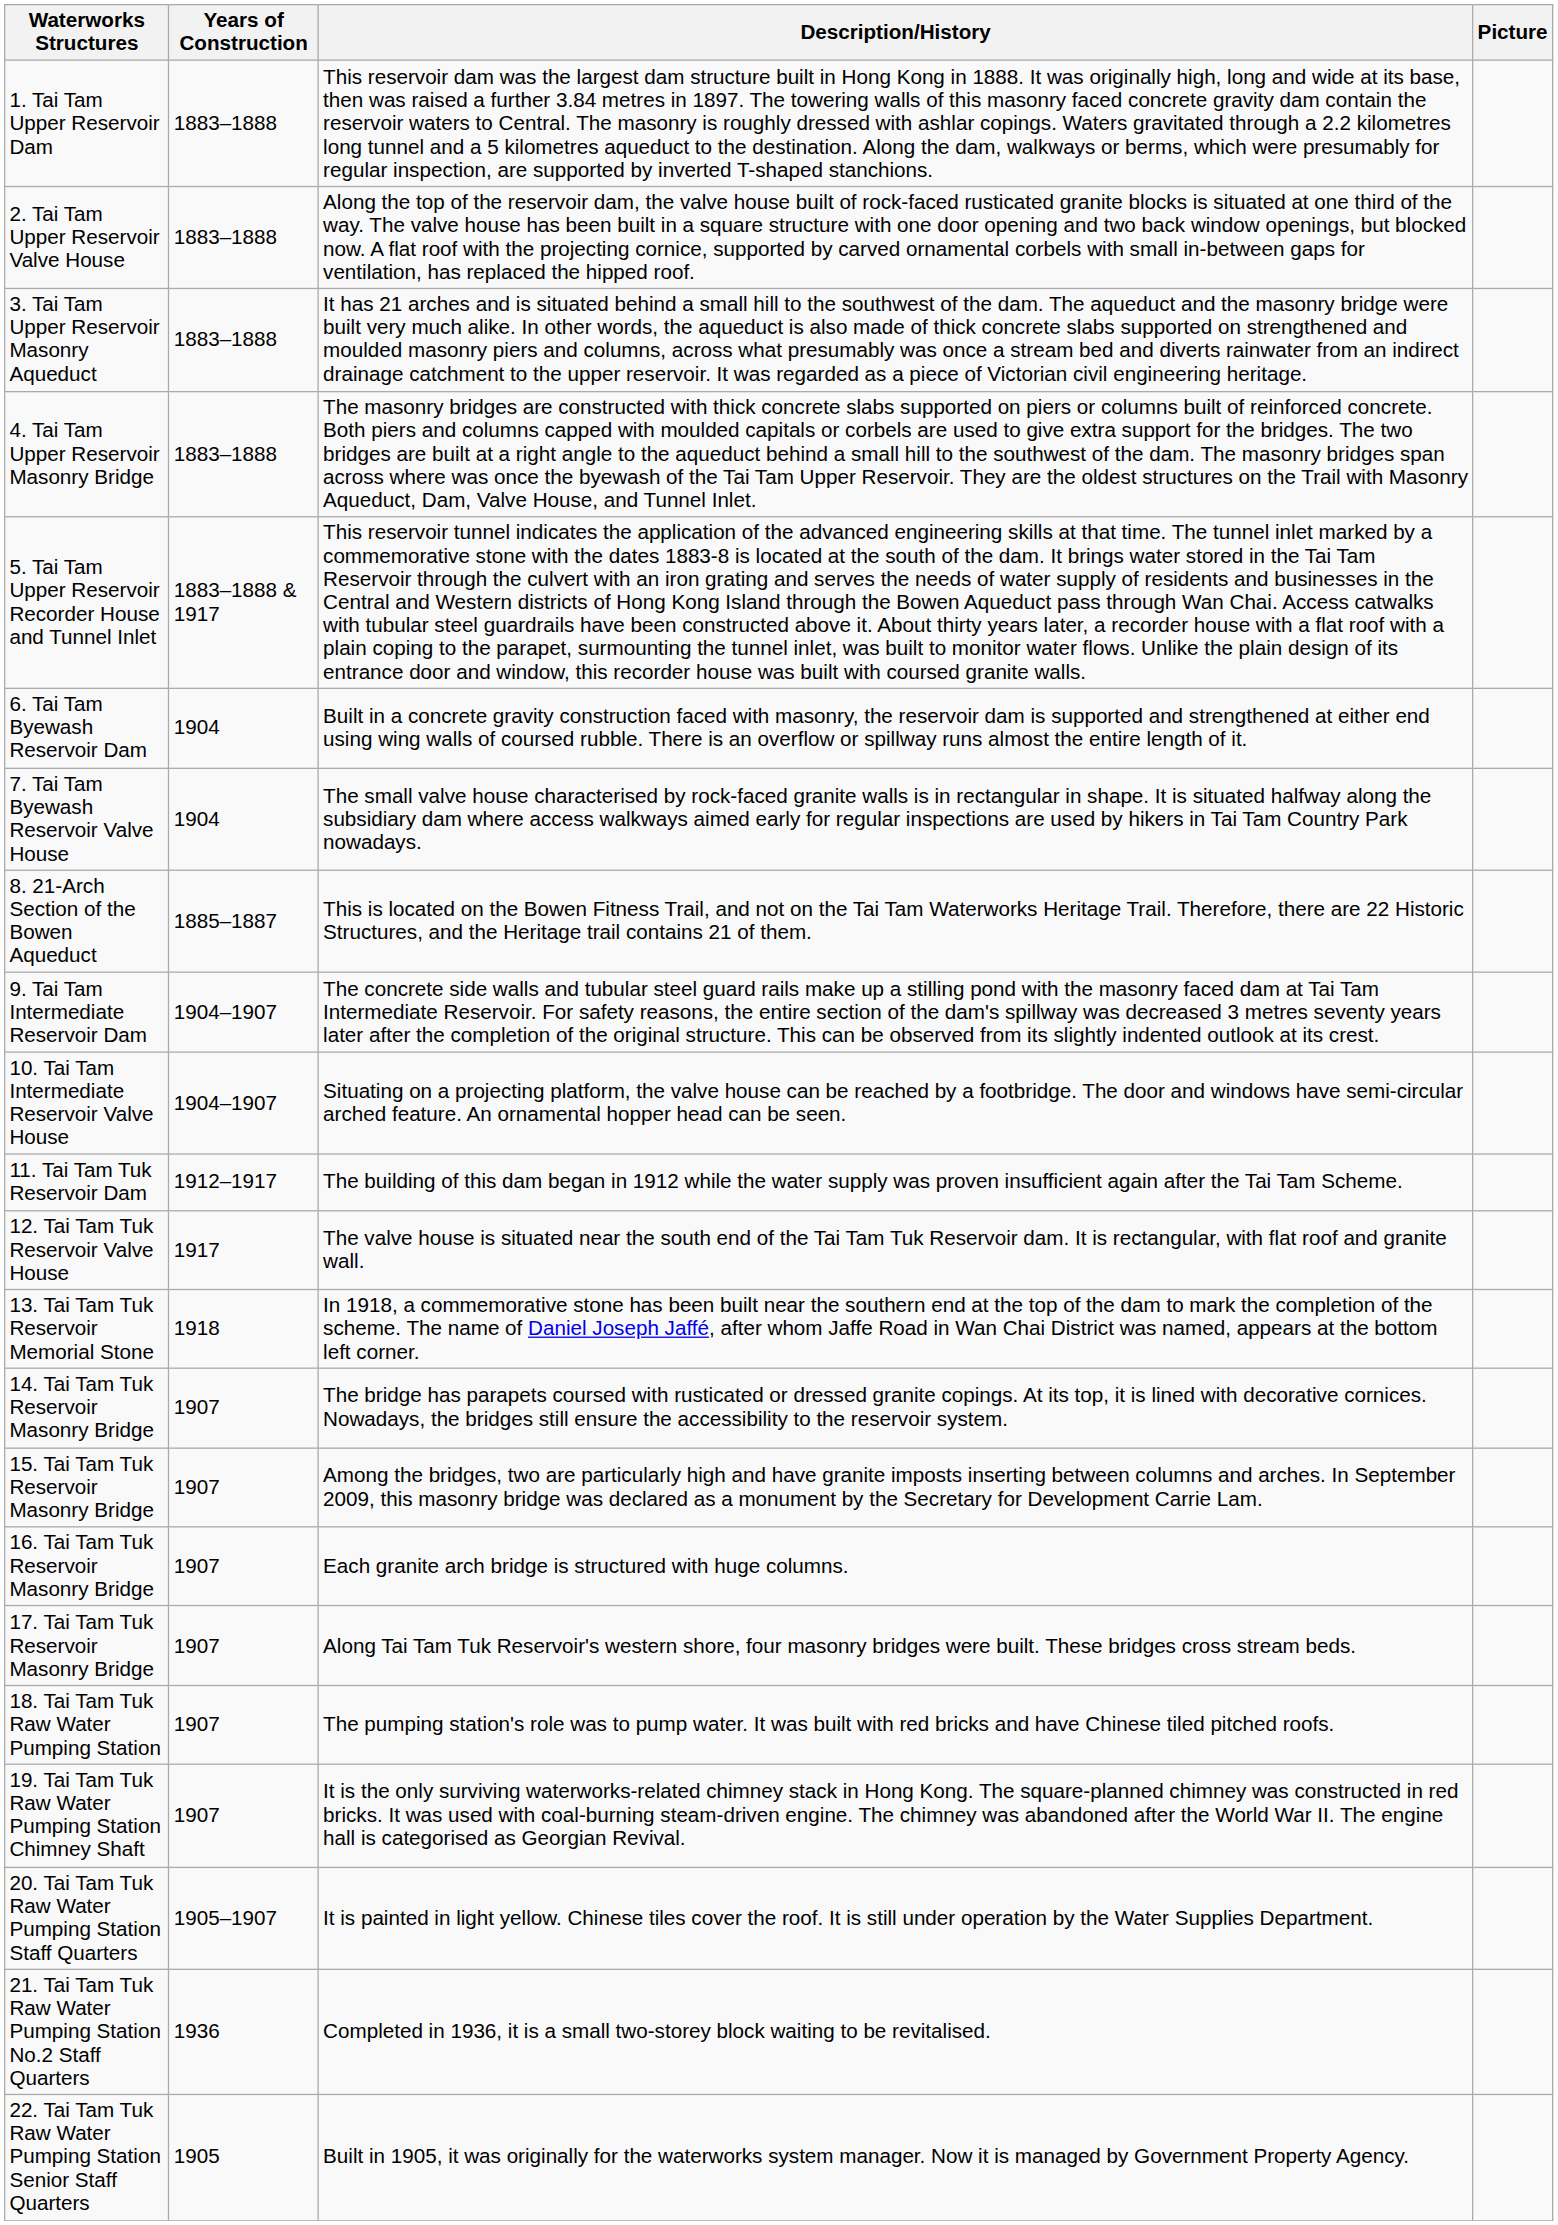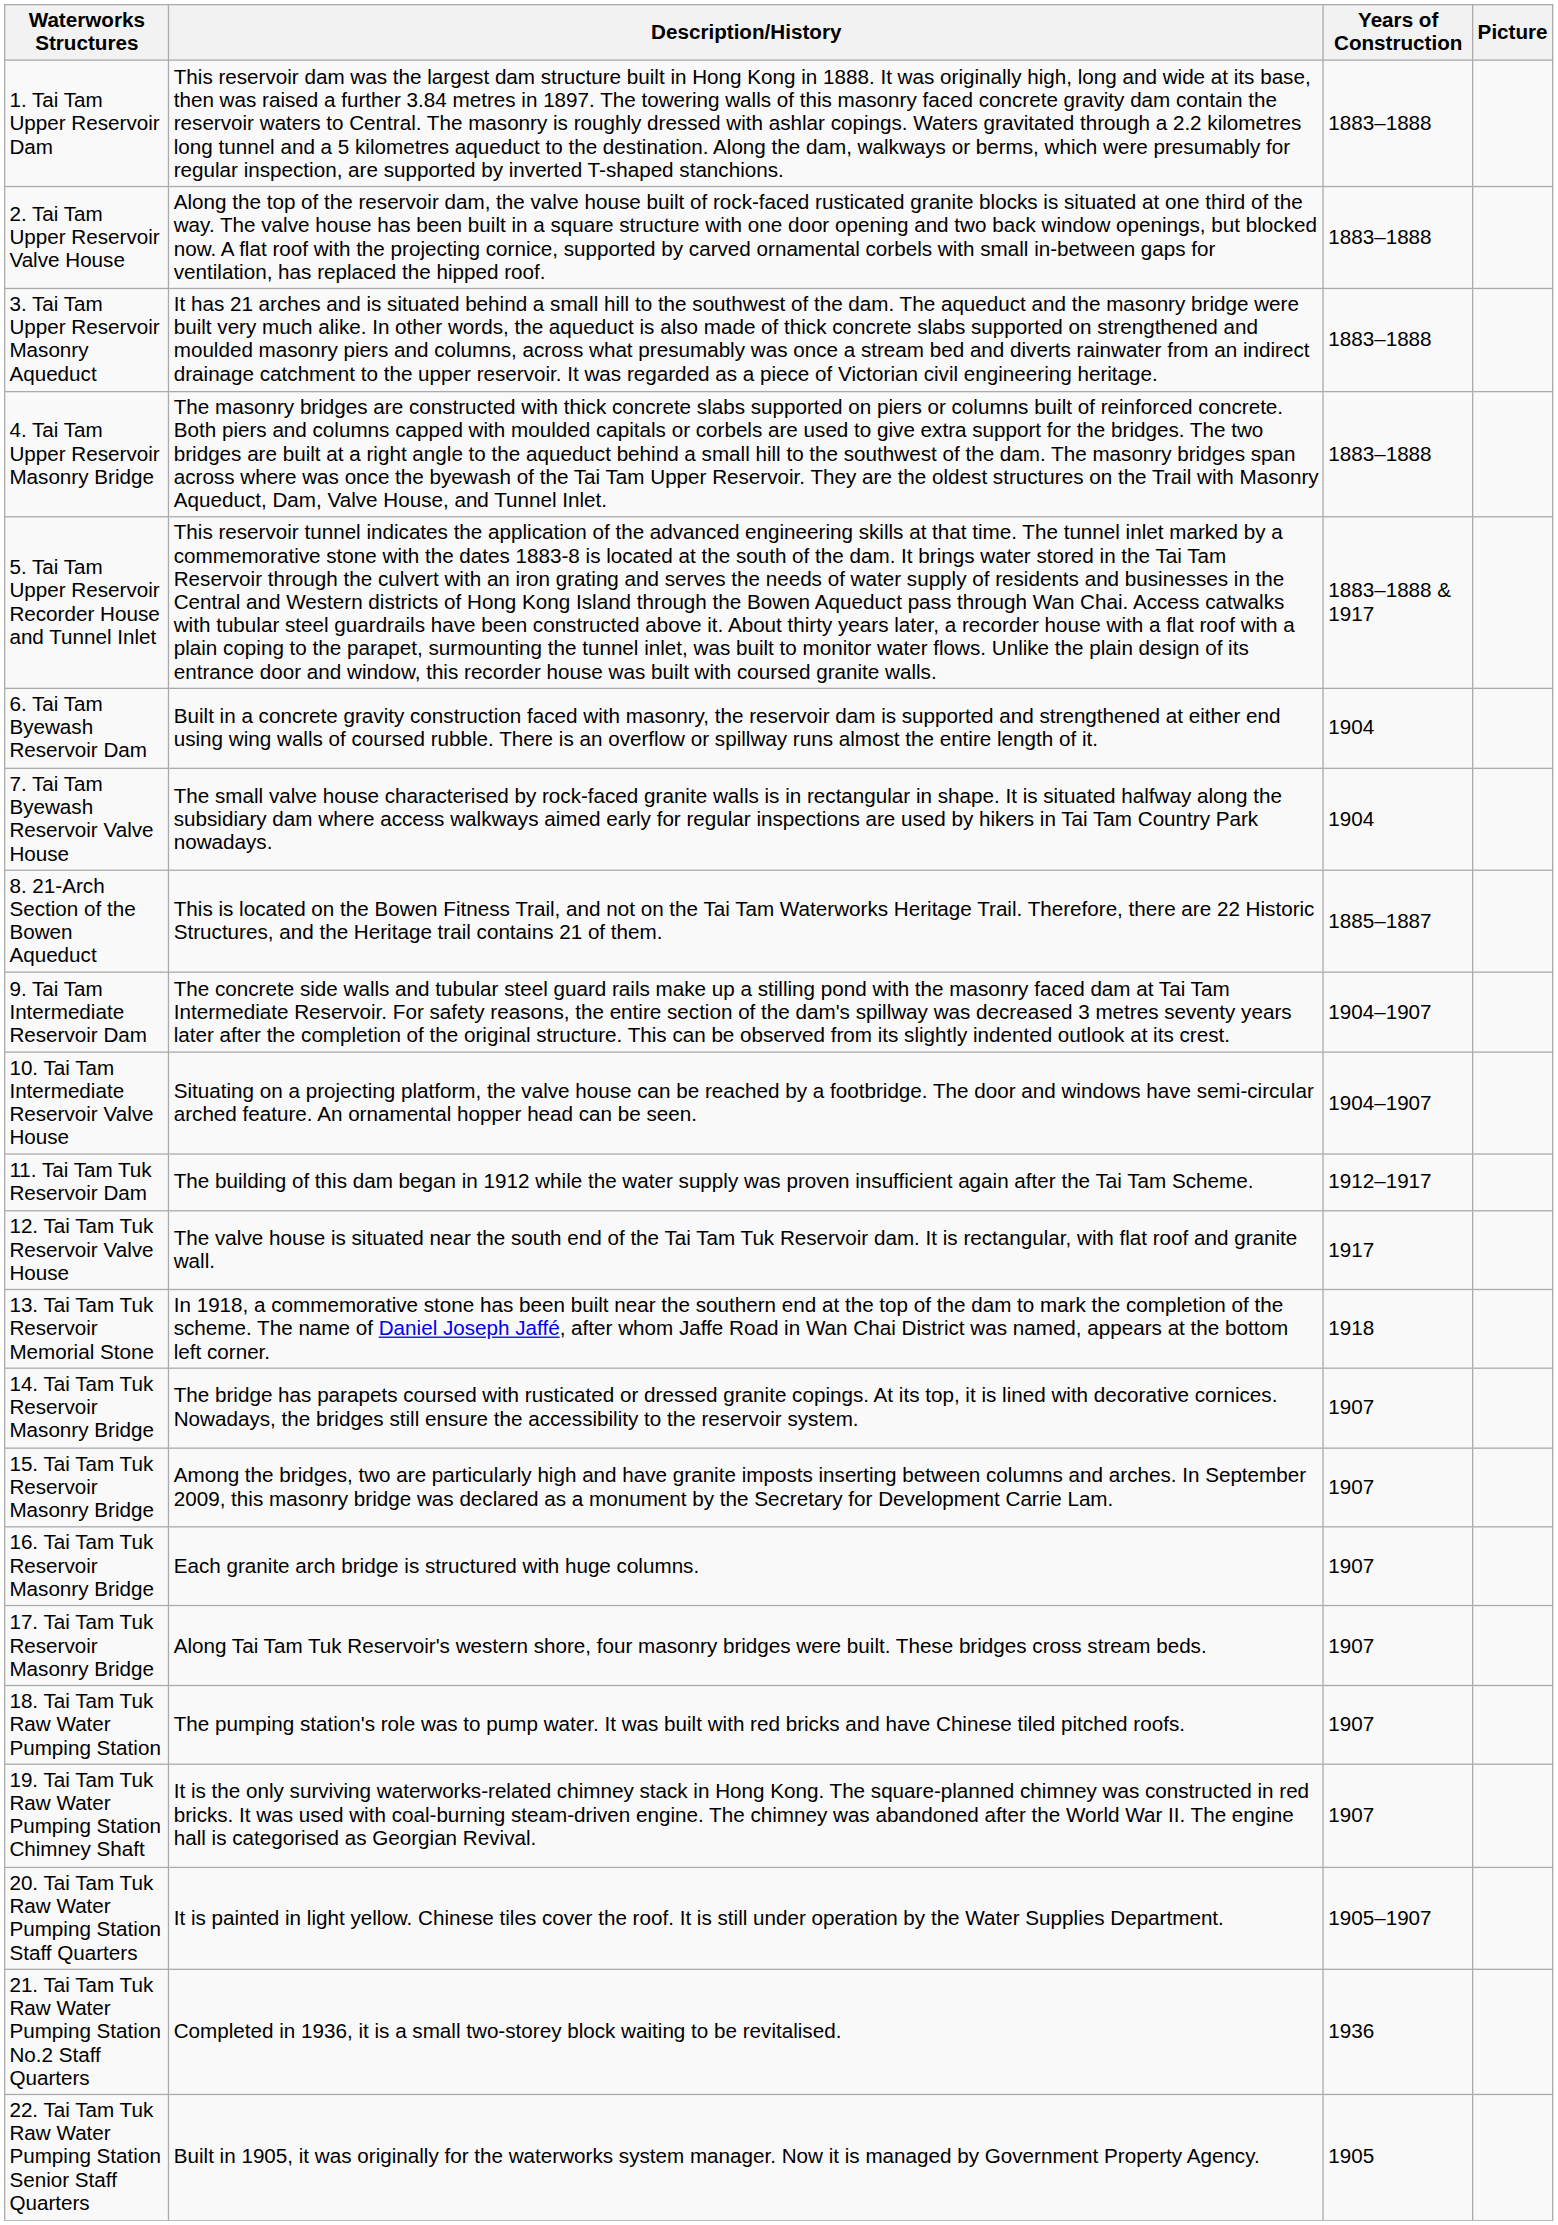columns swapped: (244, 32) <-> (896, 32)
